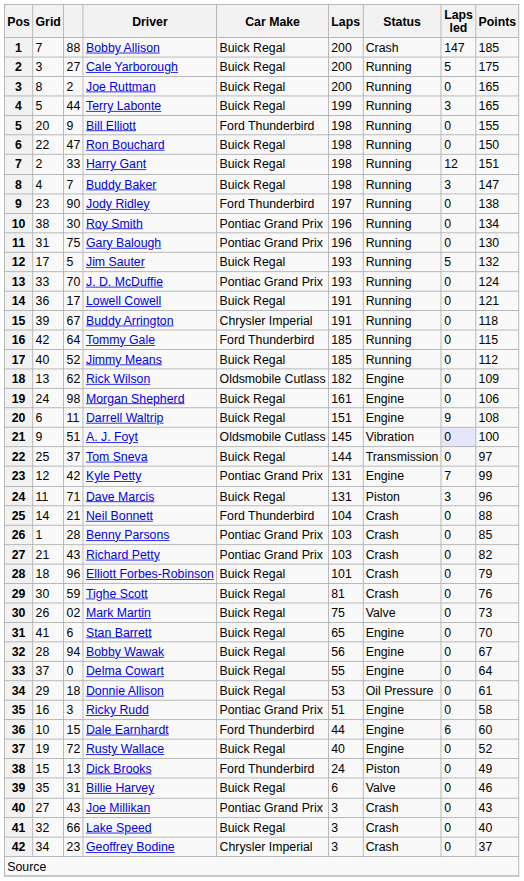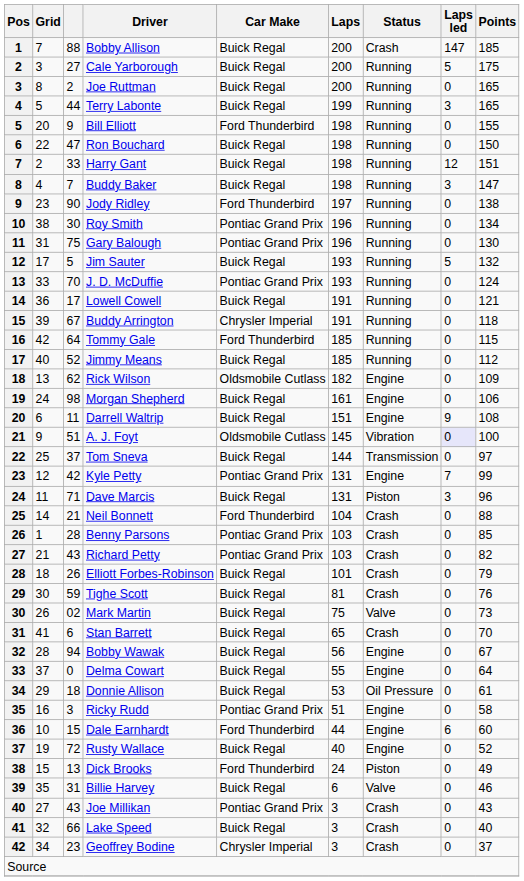(73, 574) 96 -> (73, 574) 26
(385, 632) Engine -> (382, 632) Crash
